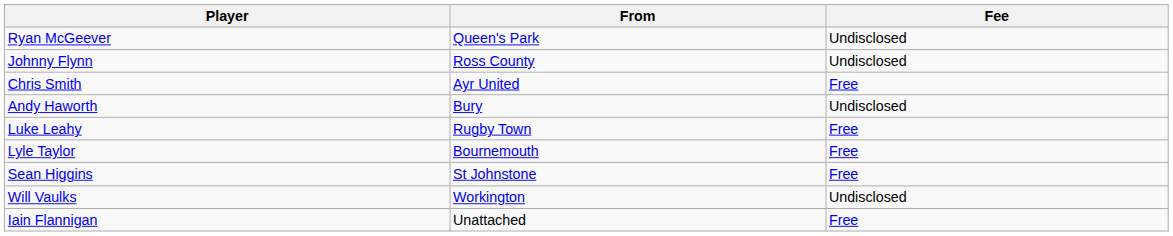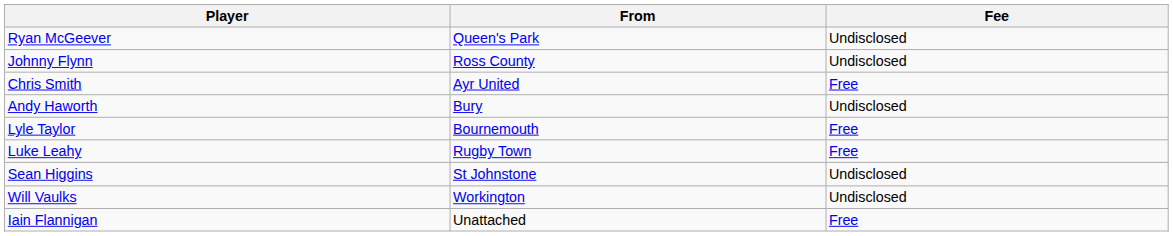rows swapped: (45, 129) <-> (42, 152)
(844, 174) Free -> (868, 174) Undisclosed
